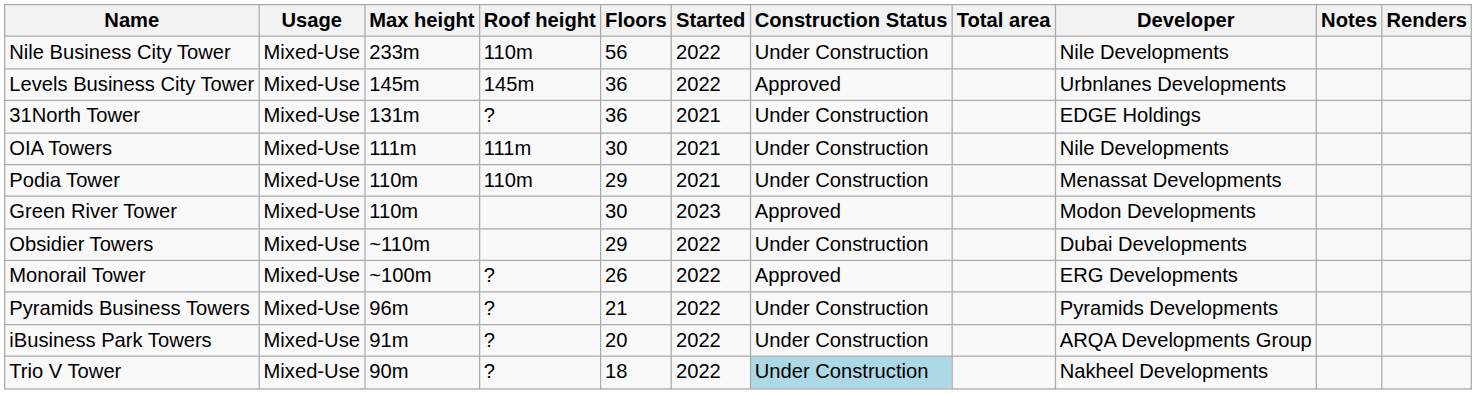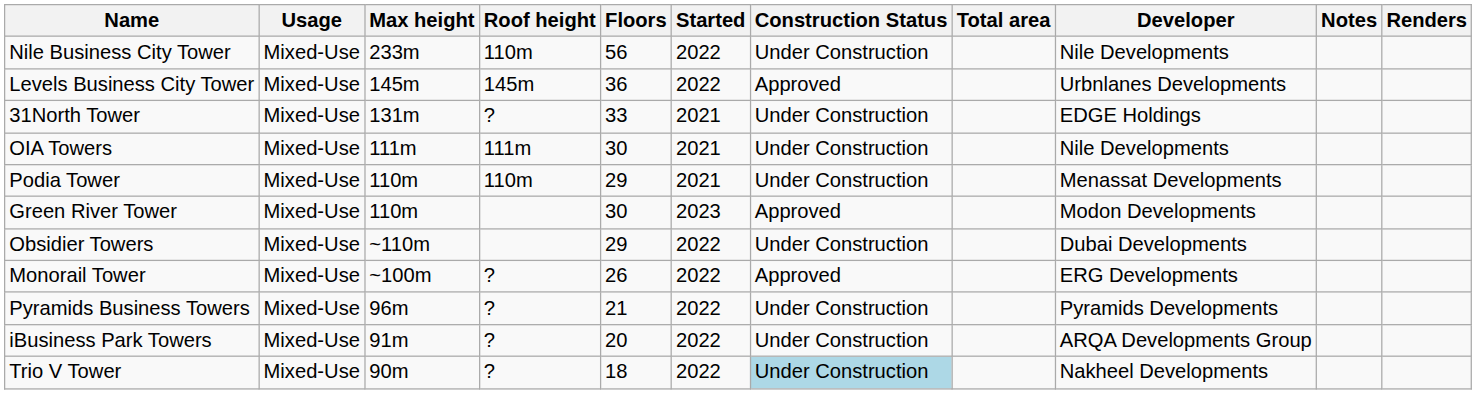(616, 116) 36 -> (616, 116) 33
